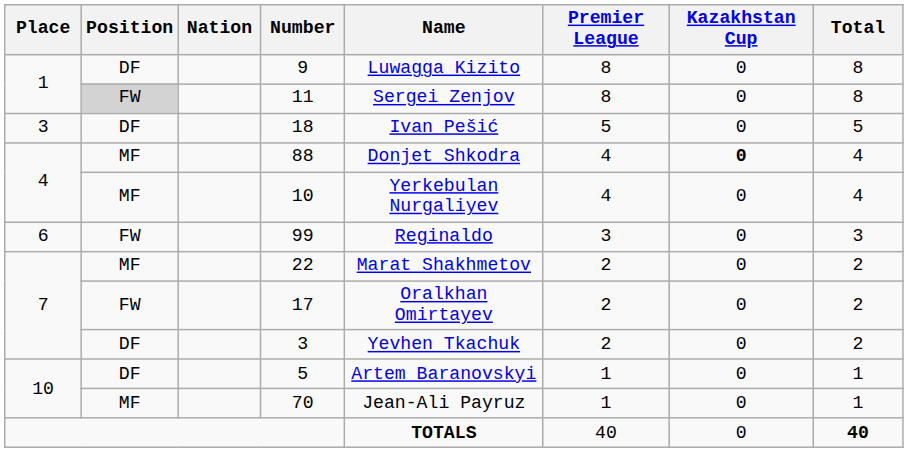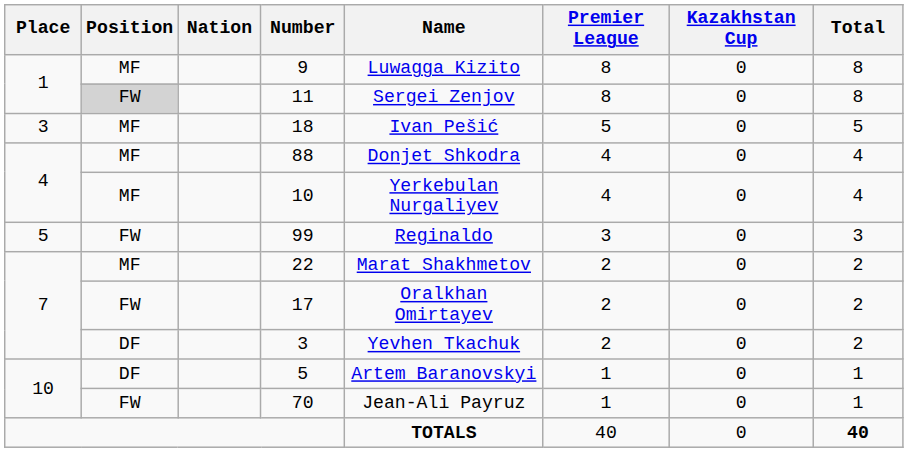(130, 70) DF -> (130, 70) MF
(130, 128) DF -> (130, 128) MF
(741, 158) bold -> (741, 158) normal
(43, 237) 6 -> (43, 237) 5
(130, 404) MF -> (130, 404) FW
